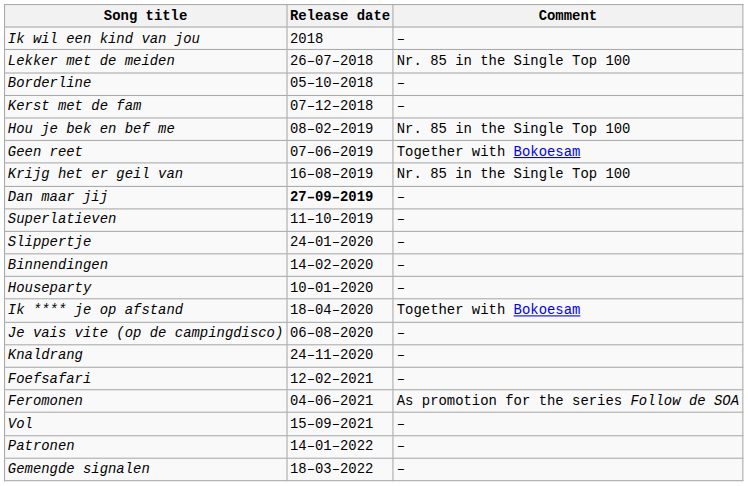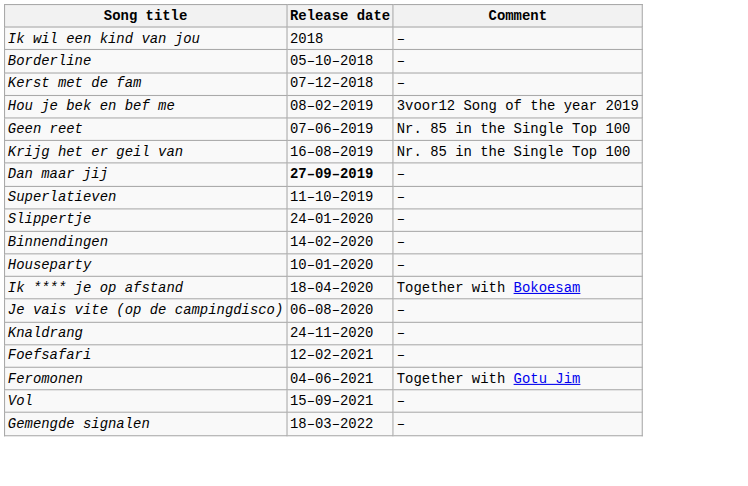- row: (91, 61)
(514, 129) Nr. 85 in the Single Top 100 -> (518, 107) 3voor12 Song of the year 2019
(489, 152) Together with Bokoesam -> (514, 129) Nr. 85 in the Single Top 100
(568, 401) As promotion for the series Follow de SOA -> (489, 379) Together with Gotu Jim
- row: (41, 447)
